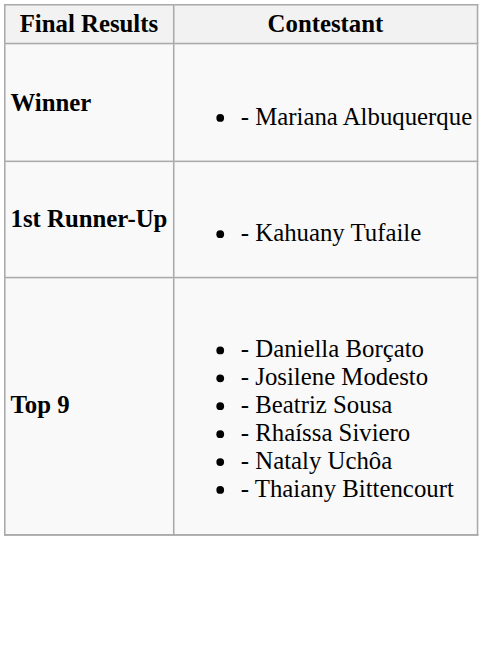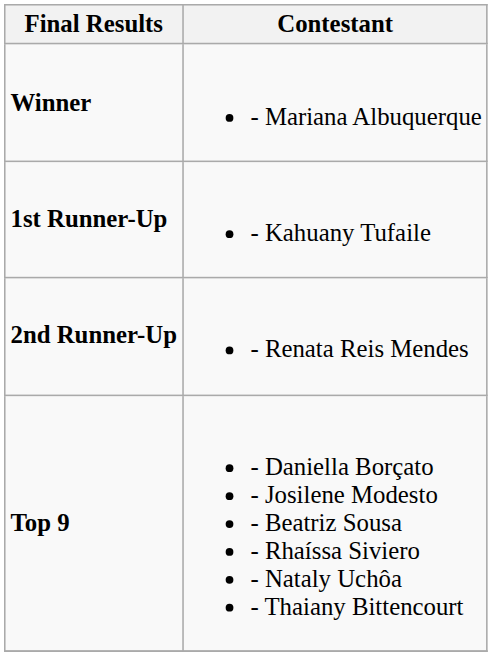+ row: (94, 335)
